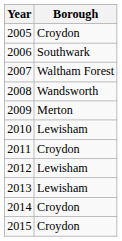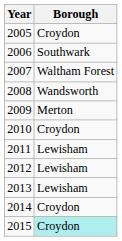(62, 129) Lewisham -> (58, 129) Croydon
(58, 149) Croydon -> (62, 149) Lewisham
(58, 226) no background -> (58, 226) paleturquoise background
